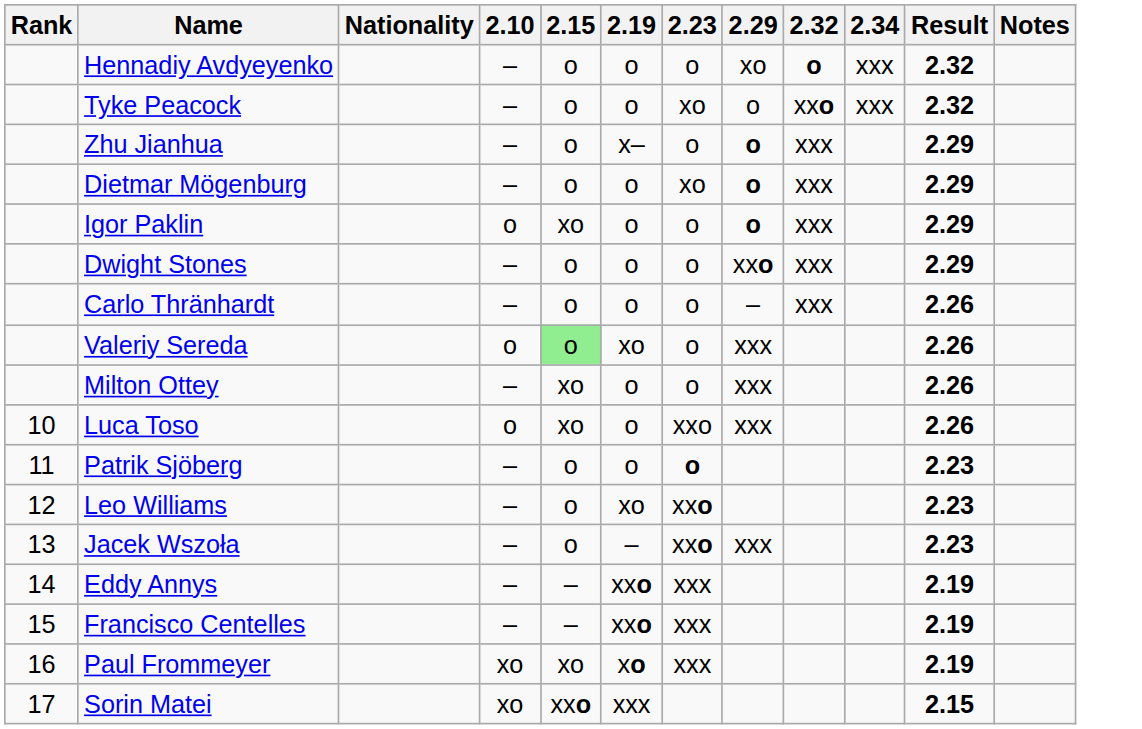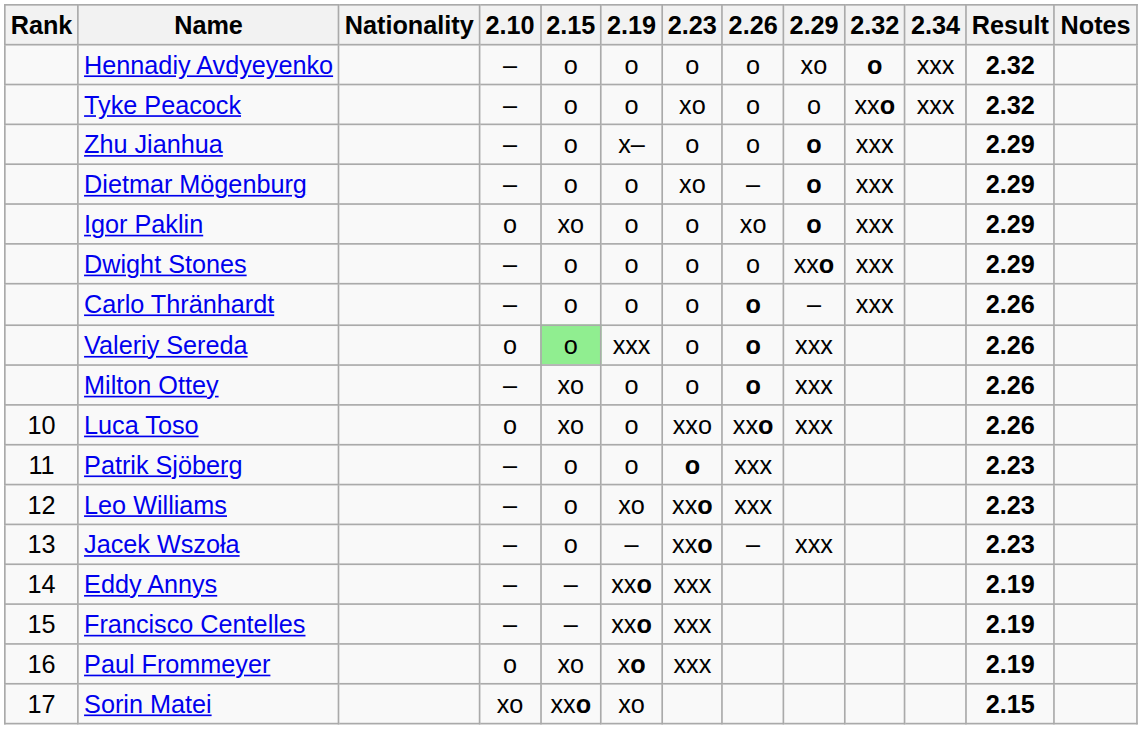+ column: (753, 25)
(632, 345) xo -> (632, 345) xxx
(510, 664) xo -> (510, 664) o
(632, 704) xxx -> (632, 704) xo
